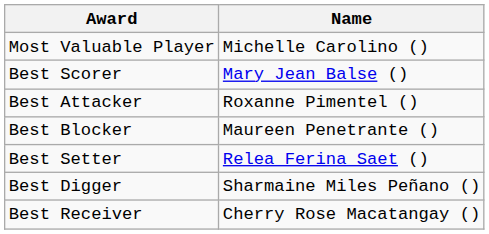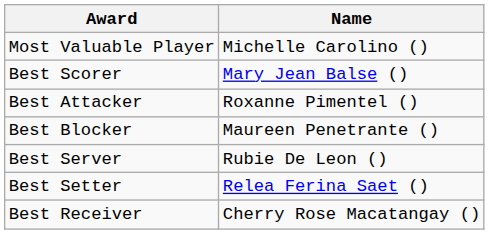+ row: (65, 158)
- row: (65, 186)
